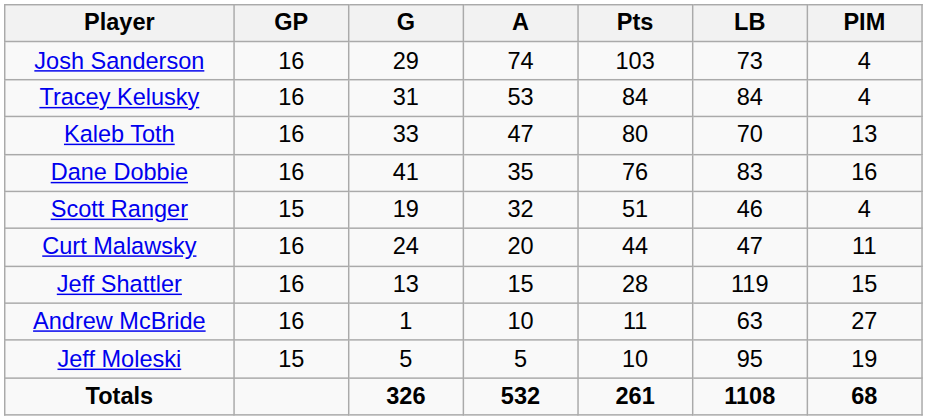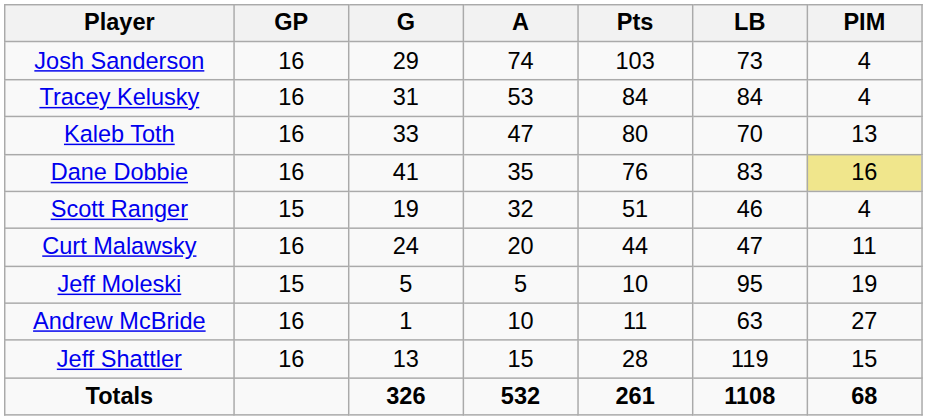(864, 172) no background -> (864, 172) khaki background
rows swapped: (119, 284) <-> (119, 358)
